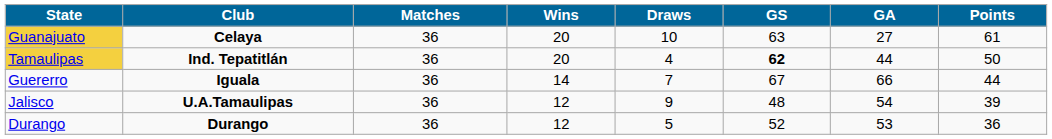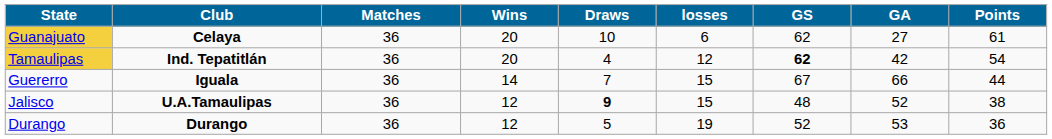+ column: (705, 15)
(777, 37) 63 -> (802, 37) 62
(885, 59) 44 -> (900, 59) 42
(992, 59) 50 -> (997, 59) 54
(669, 102) normal -> (607, 102) bold
(885, 102) 54 -> (900, 102) 52
(992, 102) 39 -> (997, 102) 38
